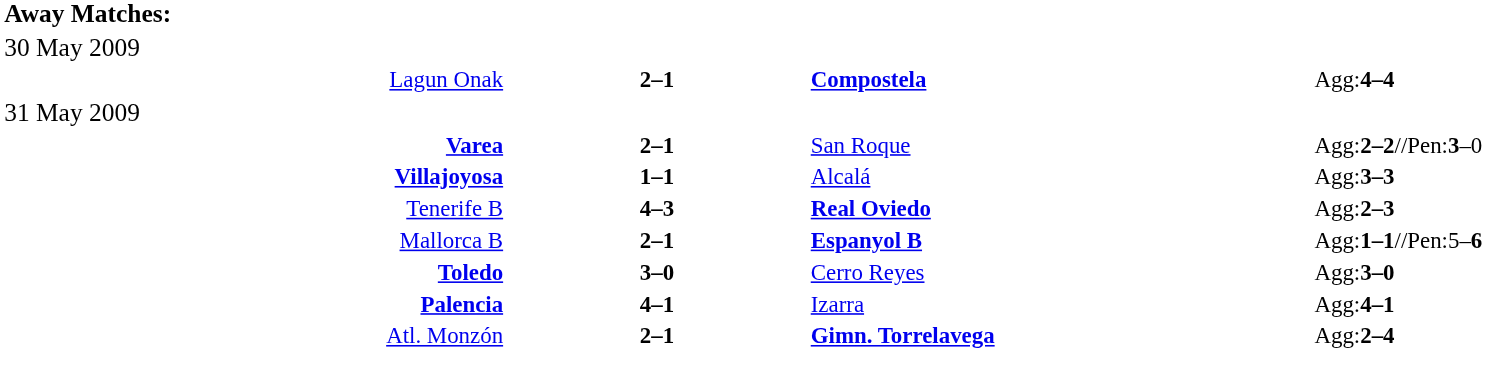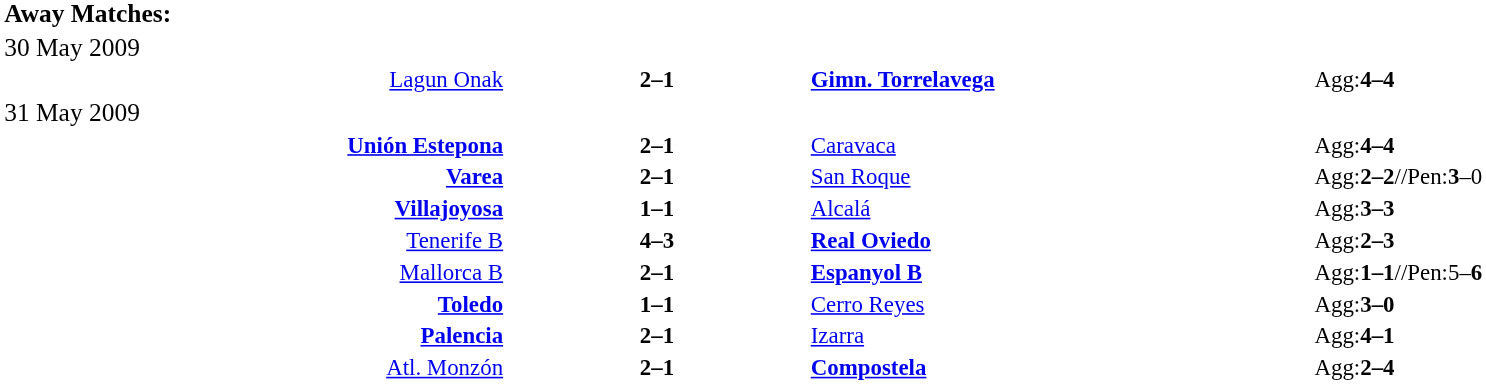(869, 79) Compostela -> (903, 79) Gimn. Torrelavega
+ row: (425, 145)
(657, 272) 3–0 -> (657, 304) 1–1
(657, 304) 4–1 -> (657, 335) 2–1
(903, 335) Gimn. Torrelavega -> (869, 367) Compostela
